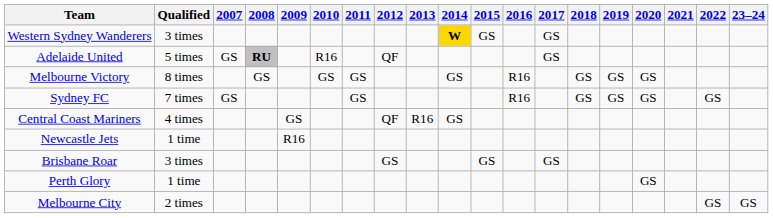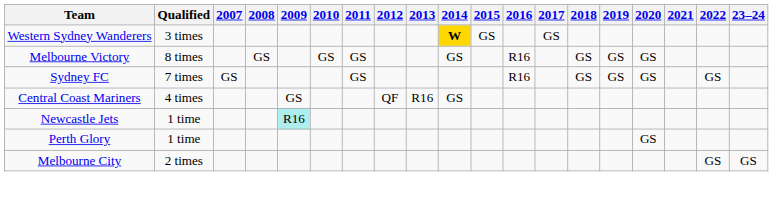- row: (79, 56)
(294, 139) no background -> (294, 118) paleturquoise background
- row: (79, 160)
